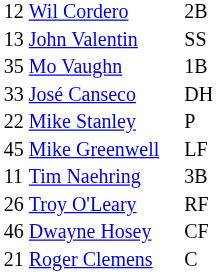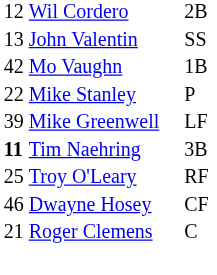(14, 66) 35 -> (14, 66) 42
- row: (82, 94)
(14, 149) 45 -> (14, 121) 39
(13, 176) normal -> (13, 149) bold
(14, 204) 26 -> (14, 176) 25
